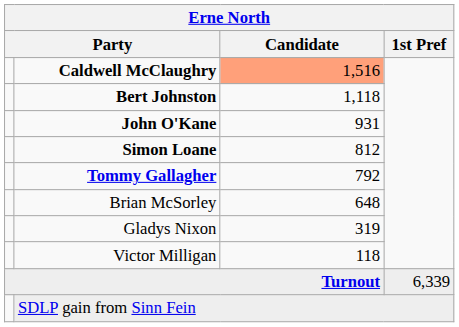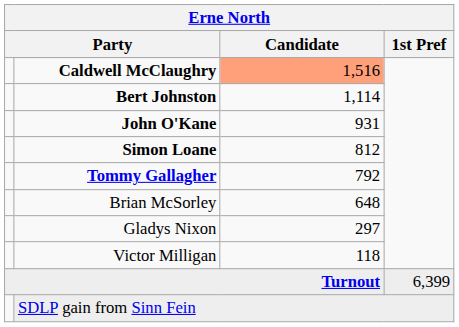(362, 96) 1,118 -> (362, 96) 1,114
(368, 228) 319 -> (368, 228) 297
(431, 281) 6,339 -> (431, 281) 6,399
